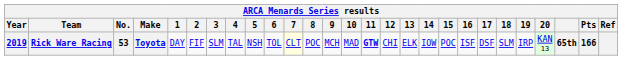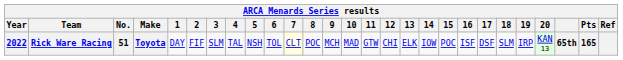(17, 43) 2019 -> (17, 43) 2022
(123, 43) 53 -> (123, 43) 51
(371, 43) bold -> (371, 43) normal
(589, 43) 166 -> (589, 43) 165
